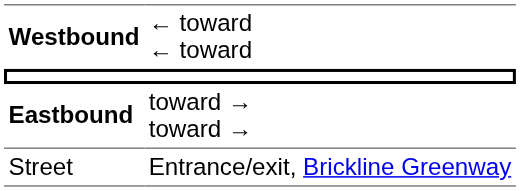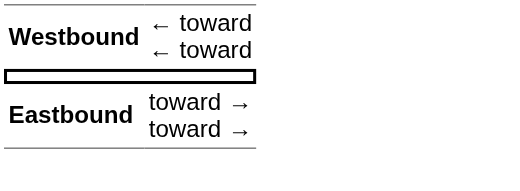- row: (41, 166)
